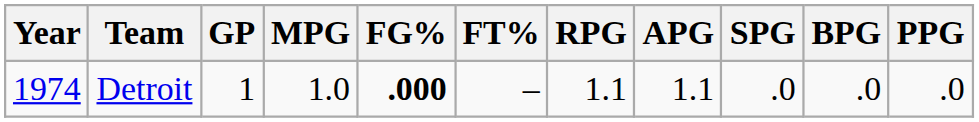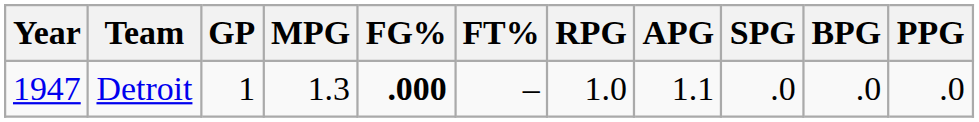(47, 88) 1974 -> (47, 88) 1947
(329, 88) 1.0 -> (329, 88) 1.3
(606, 88) 1.1 -> (606, 88) 1.0
